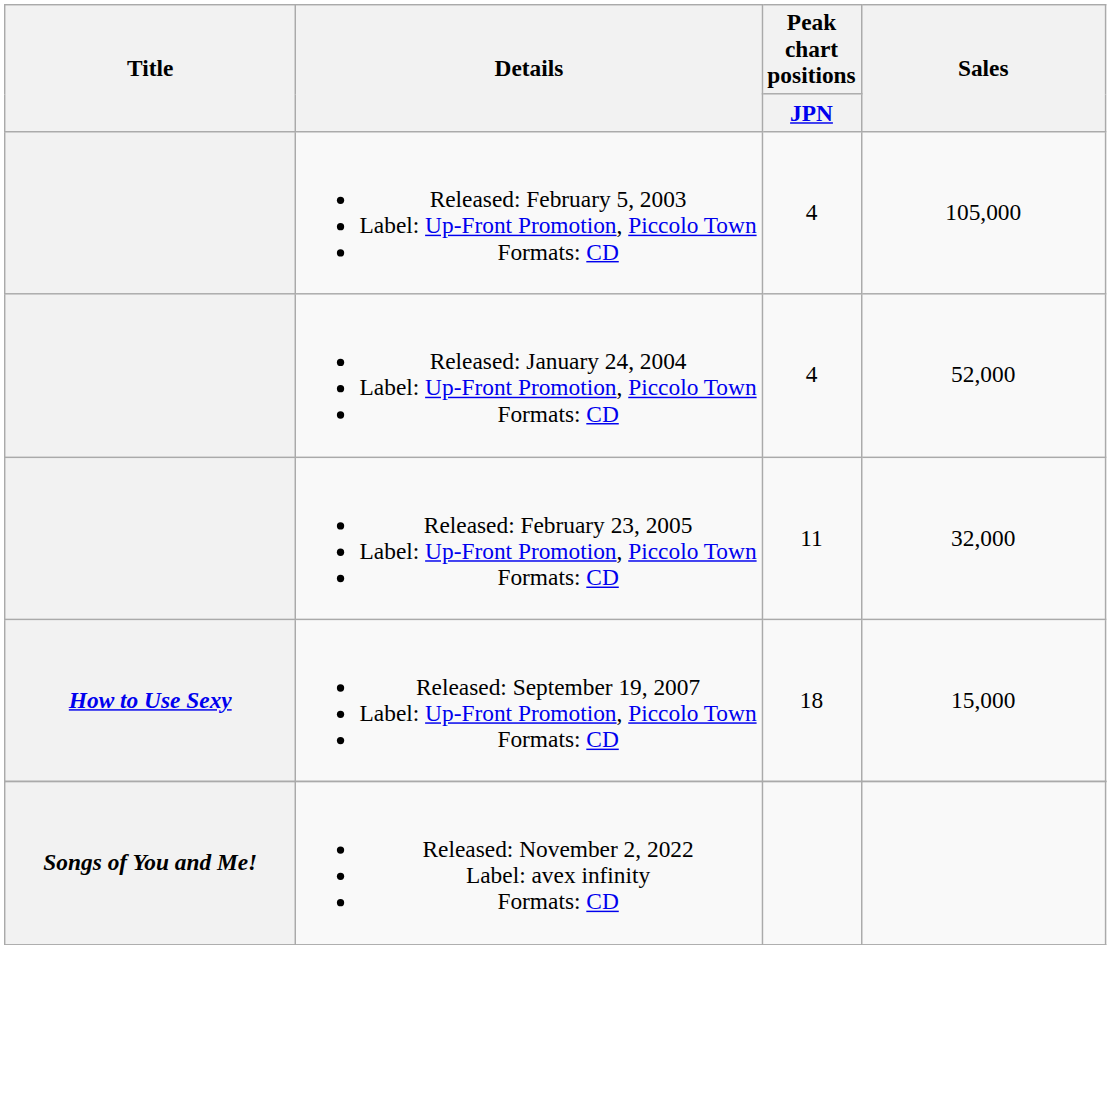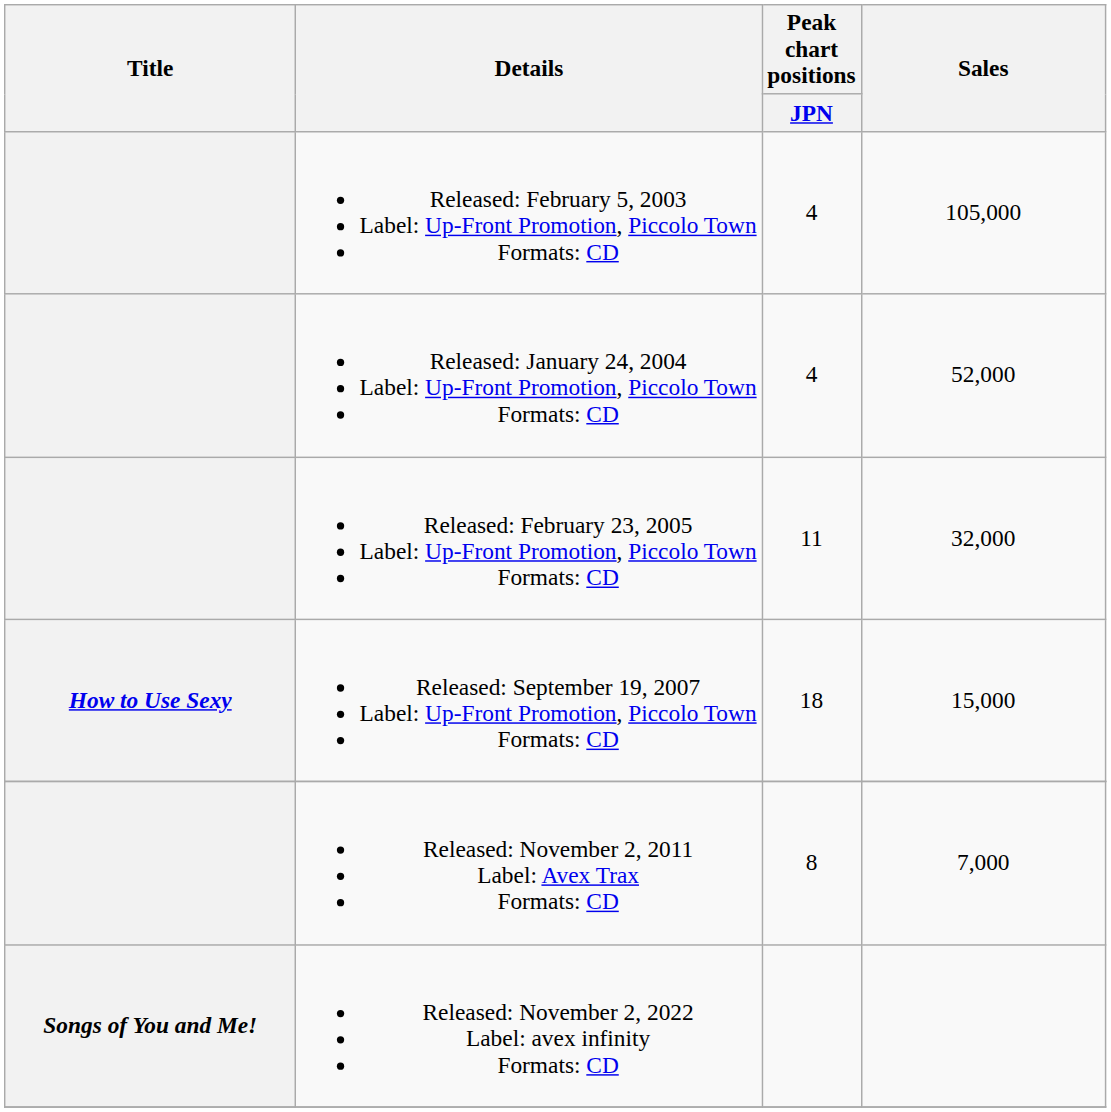+ row: (529, 876)
